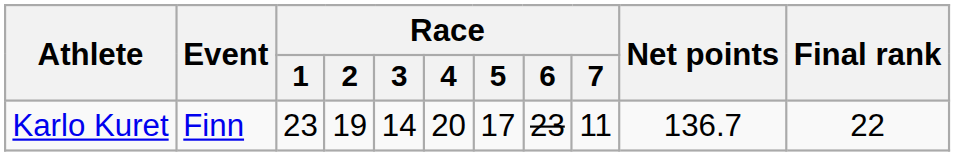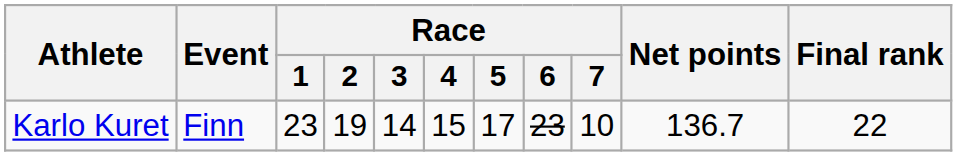(449, 126) 20 -> (449, 126) 15
(596, 126) 11 -> (597, 126) 10
